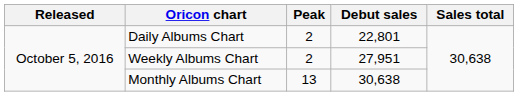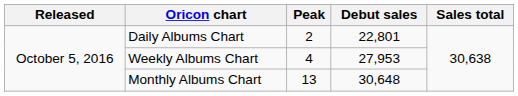(309, 58) 2 -> (309, 58) 4
(379, 58) 27,951 -> (379, 58) 27,953
(379, 79) 30,638 -> (379, 79) 30,648
